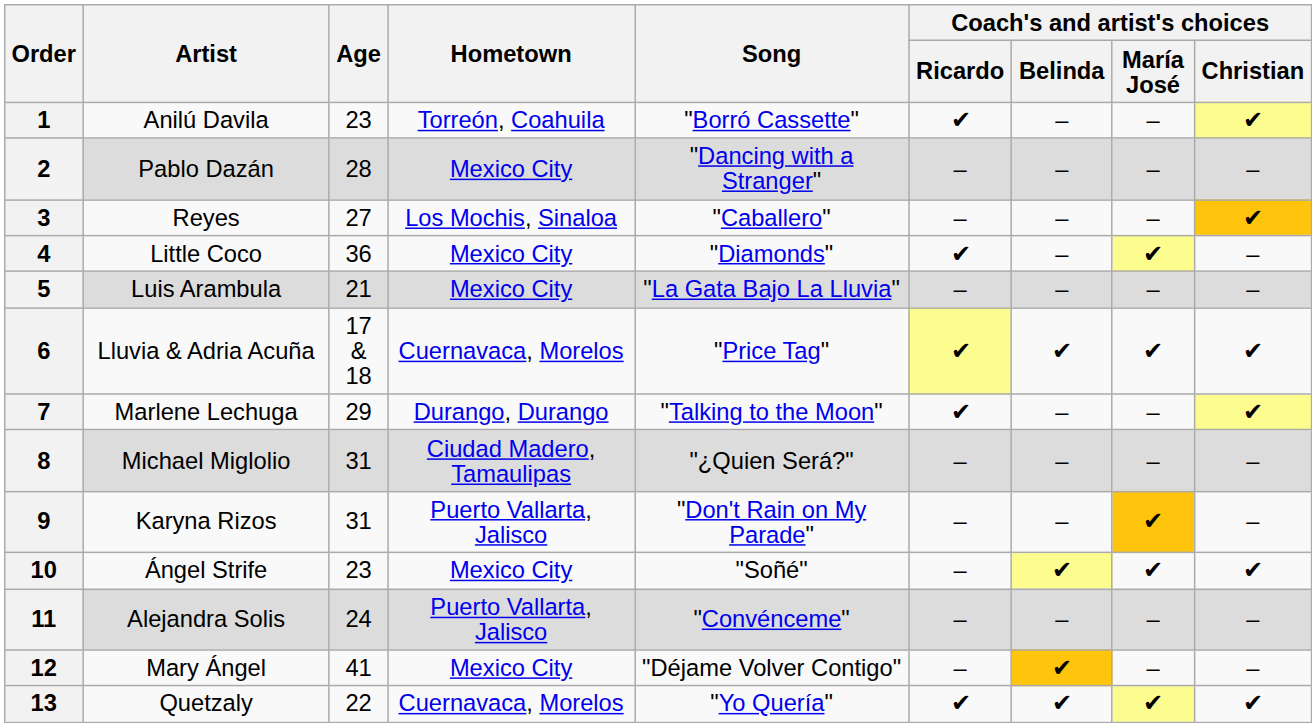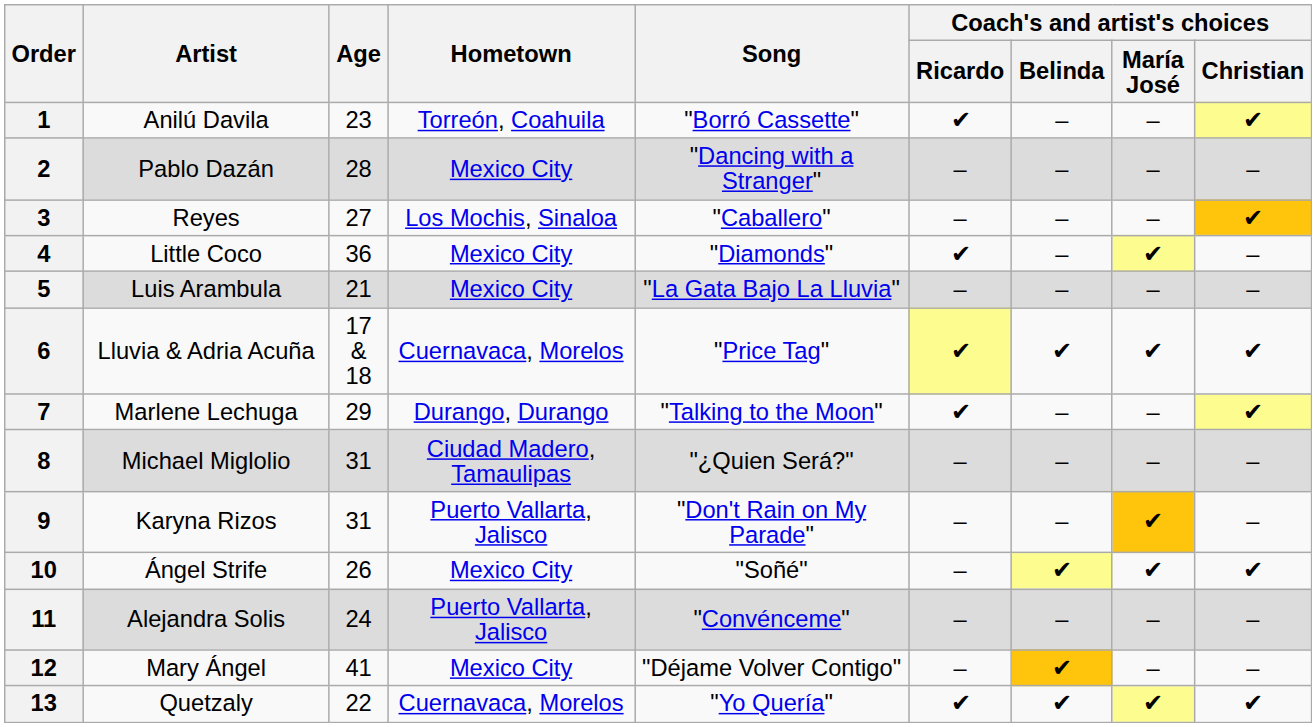(359, 571) 23 -> (359, 571) 26
